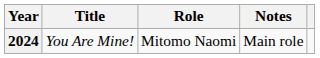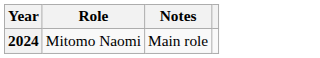- column: (90, 16)
